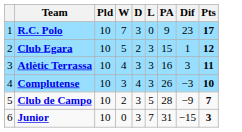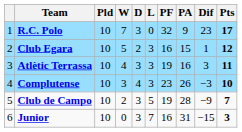+ column: (167, 13)
